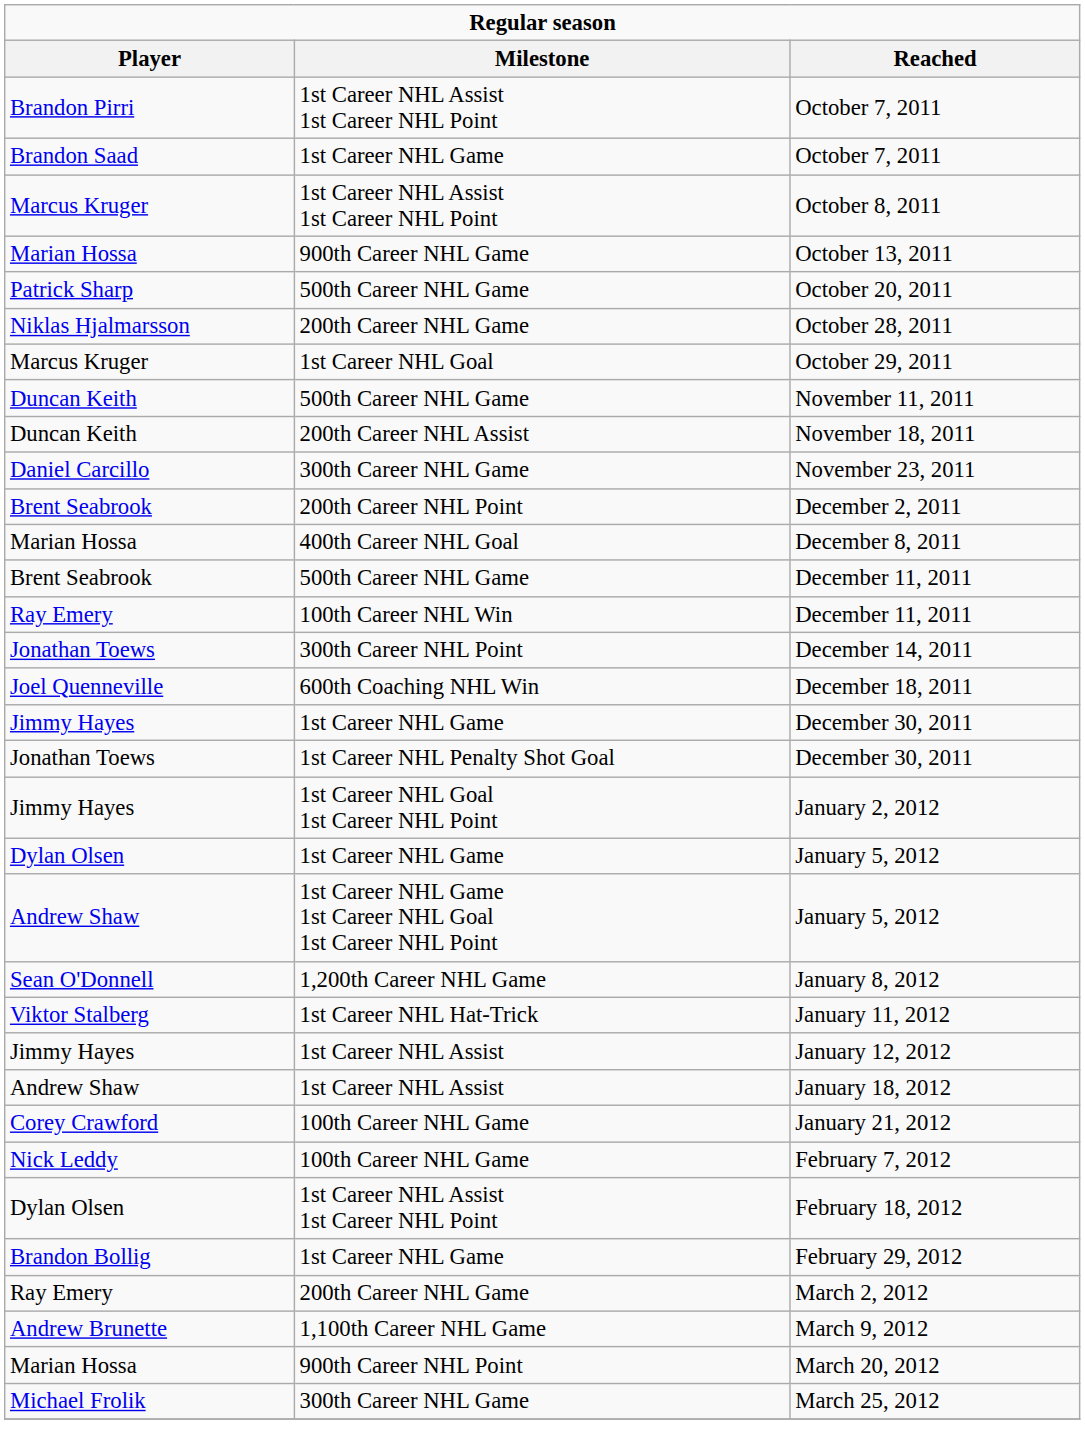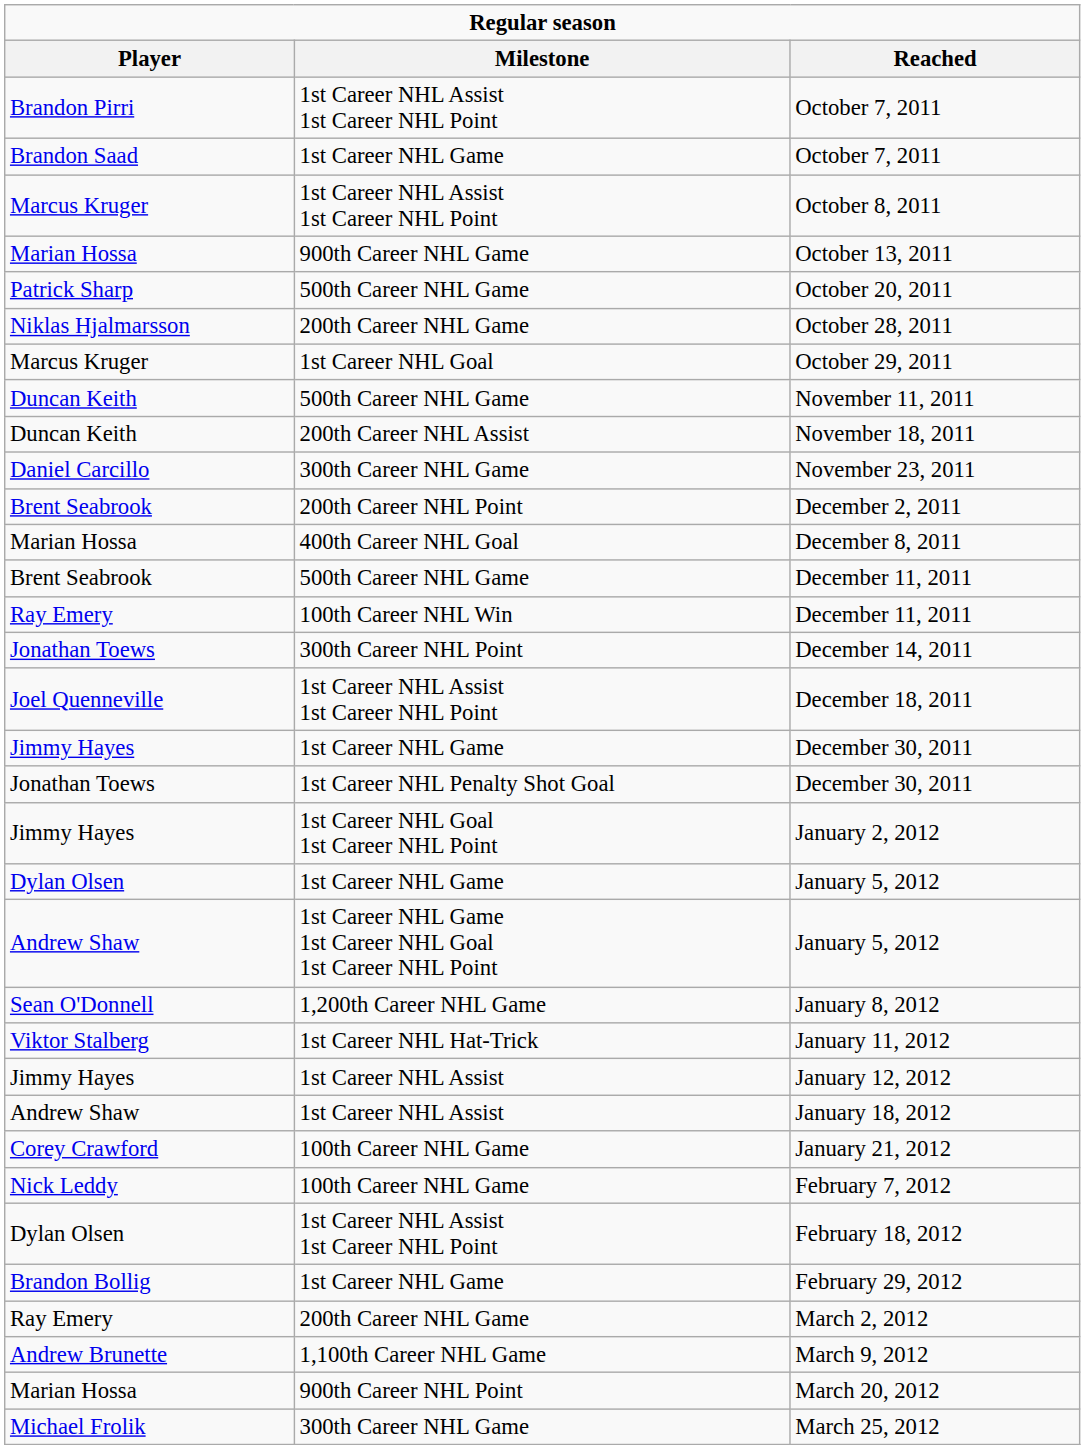(419, 686) 600th Coaching NHL Win -> (402, 698) 1st Career NHL Assist 1st Career NHL Point
